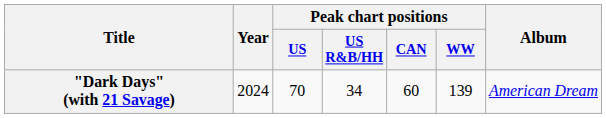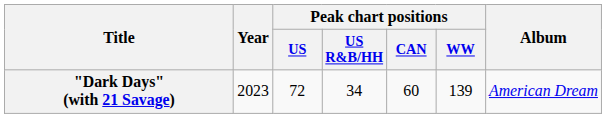(253, 91) 2024 -> (253, 91) 2023
(297, 91) 70 -> (297, 91) 72
